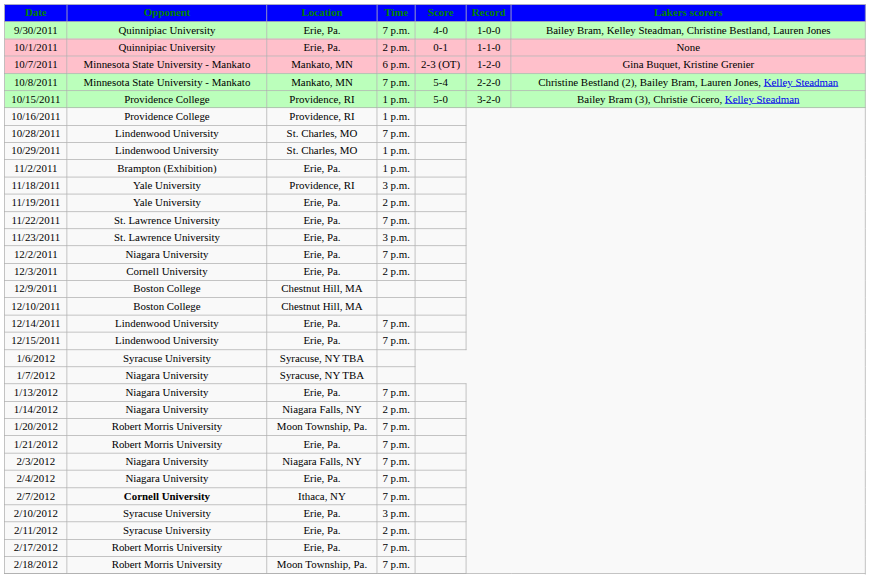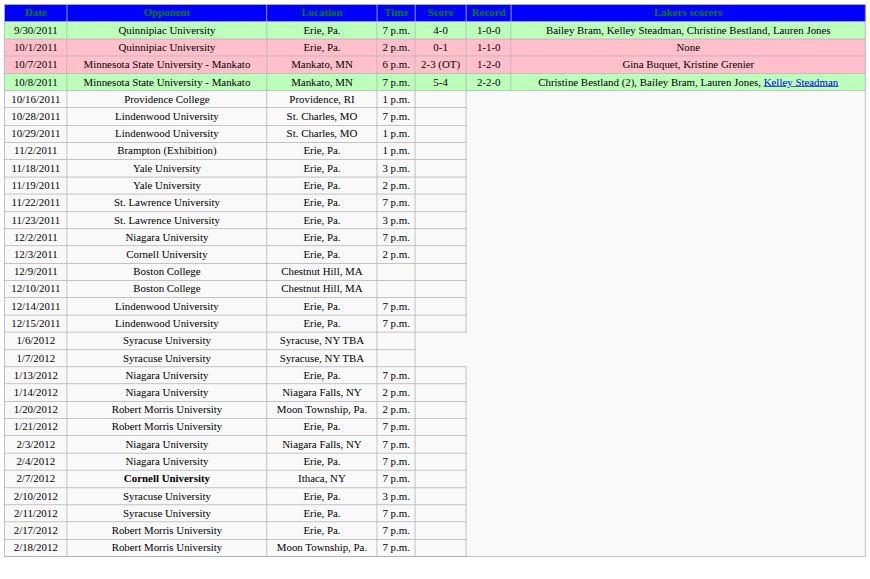- row: (36, 99)
(322, 185) Providence, RI -> (322, 168) Erie, Pa.
(167, 375) Niagara University -> (167, 358) Syracuse University
(396, 427) 7 p.m. -> (396, 409) 2 p.m.
(396, 530) 2 p.m. -> (396, 513) 7 p.m.
